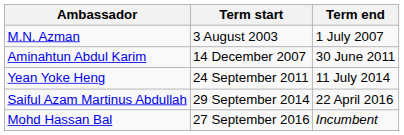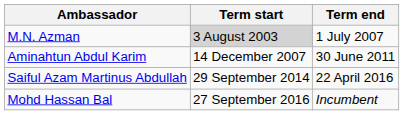(235, 36) no background -> (235, 36) lightgrey background
- row: (56, 78)
